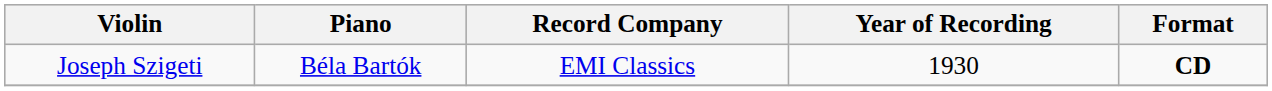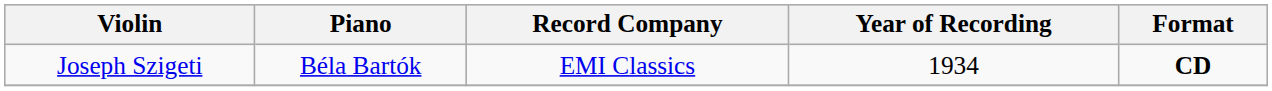(954, 64) 1930 -> (954, 64) 1934
